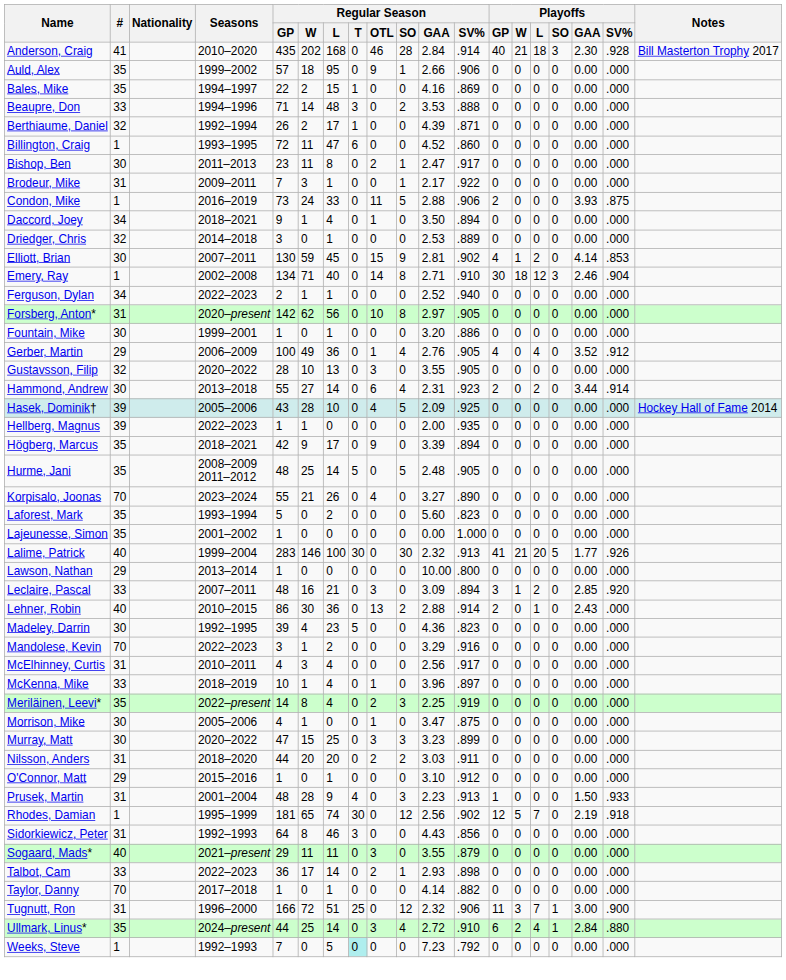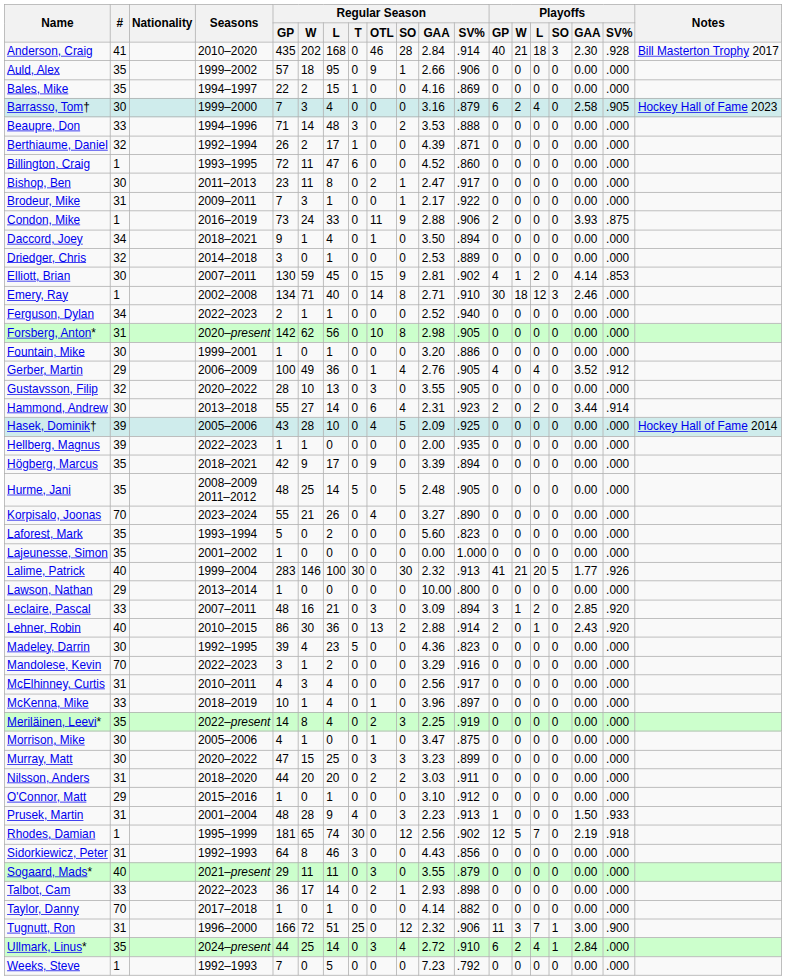+ row: (48, 107)
(402, 201) 5 -> (402, 220) 9
(618, 276) .904 -> (618, 295) .000
(433, 314) 2.97 -> (433, 333) 2.98
(618, 609) .000 -> (618, 628) .920
(618, 928) .880 -> (618, 947) .000
(355, 947) paleturquoise background -> (355, 966) no background
